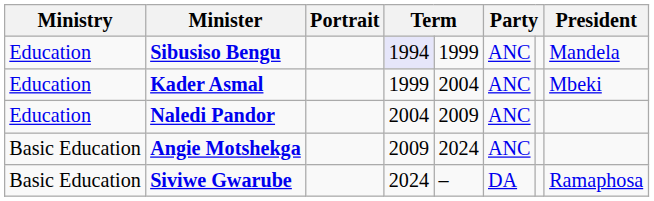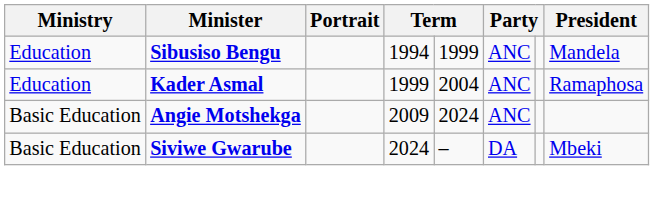(409, 52) lavender background -> (409, 52) no background
(575, 84) Mbeki -> (596, 84) Ramaphosa
- row: (213, 116)
(596, 180) Ramaphosa -> (575, 148) Mbeki
